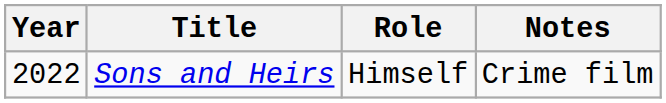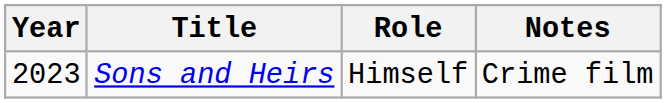(46, 75) 2022 -> (46, 75) 2023
